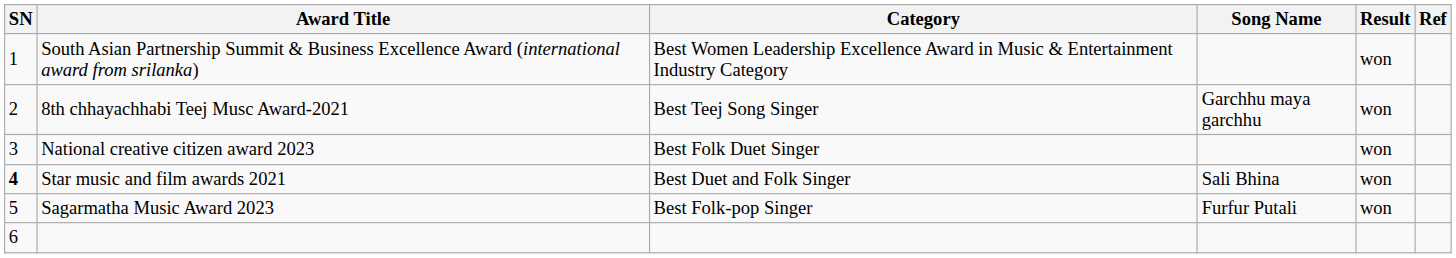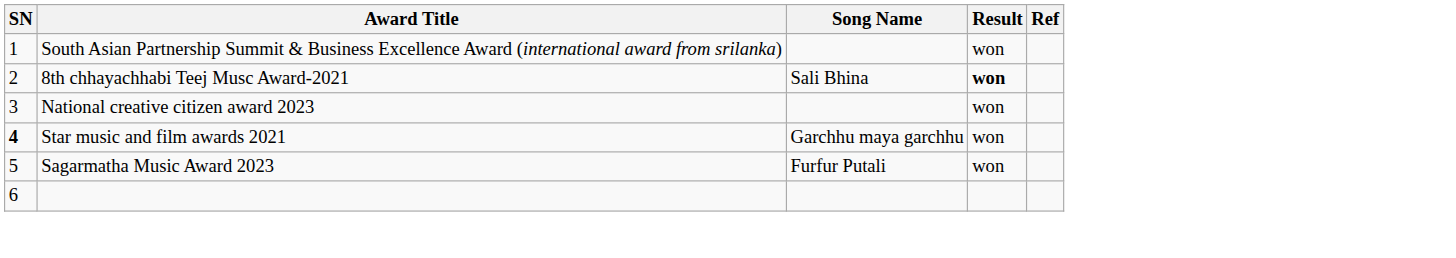- column: (923, 19)
(1256, 109) Garchhu maya garchhu -> (829, 78) Sali Bhina
(1376, 109) normal -> (989, 78) bold
(1241, 178) Sali Bhina -> (877, 136) Garchhu maya garchhu
